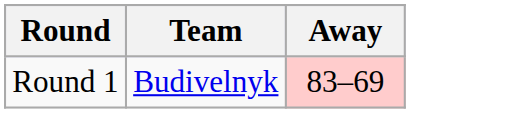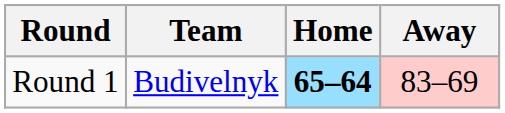+ column: (333, 30)
